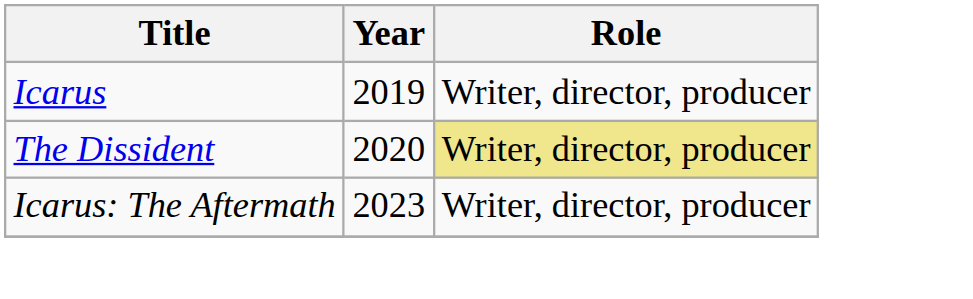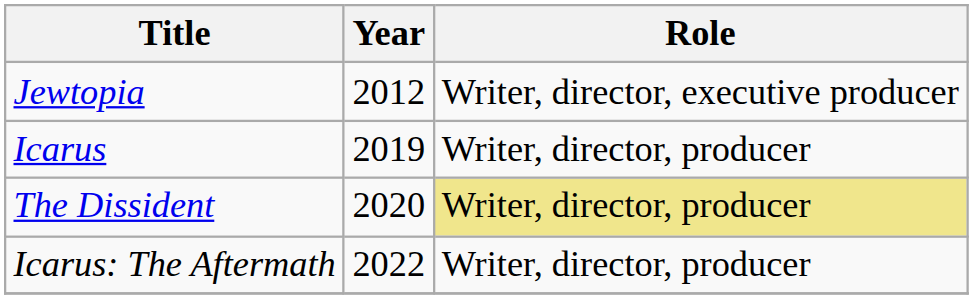+ row: (79, 90)
(389, 206) 2023 -> (389, 263) 2022
